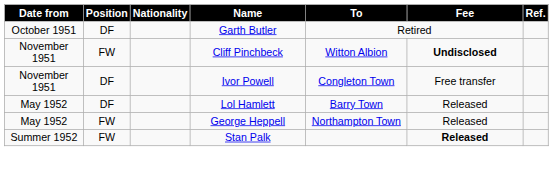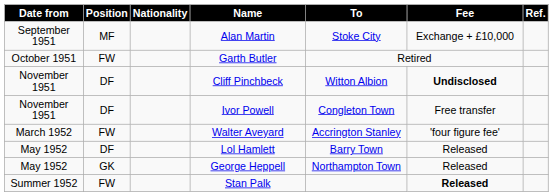+ row: (248, 36)
(107, 30) DF -> (107, 59) FW
(107, 53) FW -> (107, 81) DF
+ row: (248, 133)
(107, 121) FW -> (107, 167) GK
